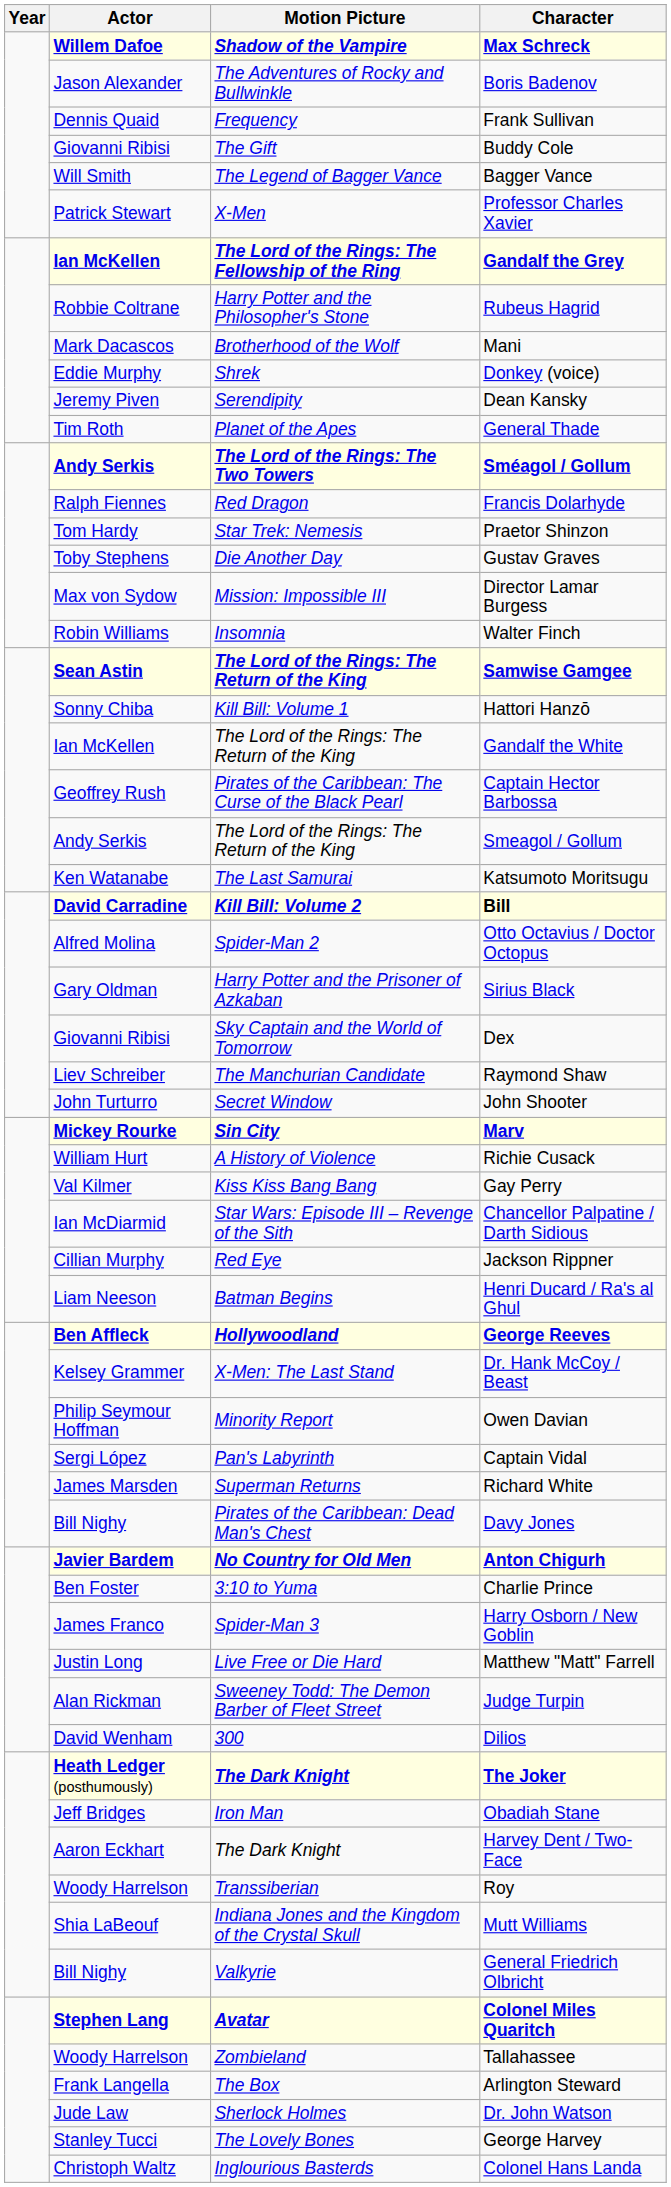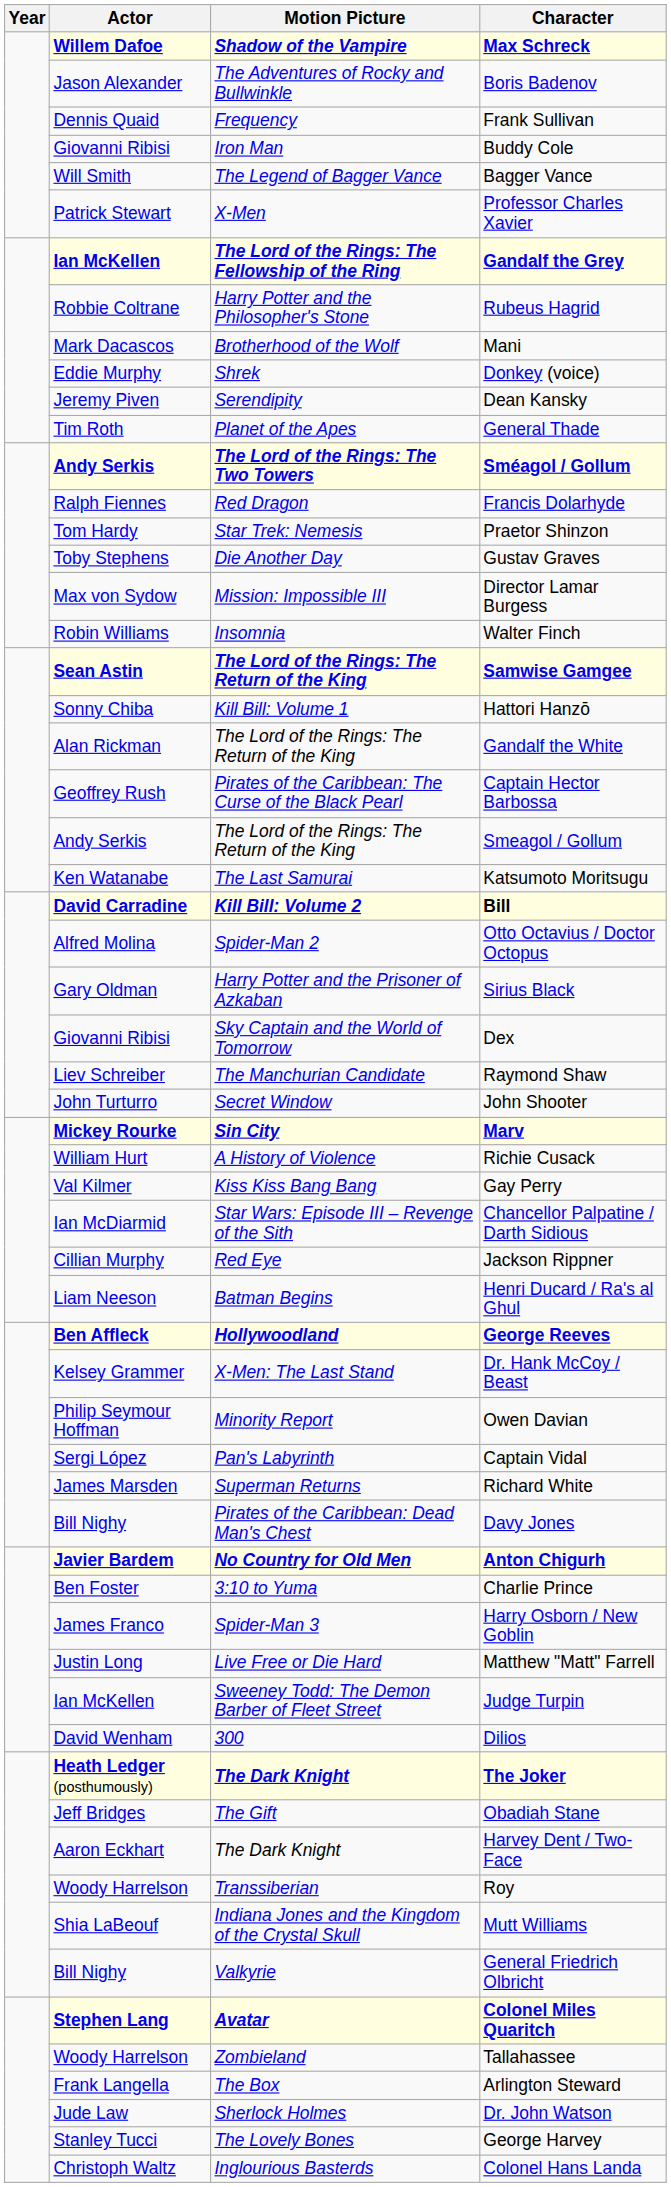(245, 148) The Gift -> (249, 148) Iron Man
(104, 746) Ian McKellen -> (107, 746) Alan Rickman
(107, 1700) Alan Rickman -> (104, 1700) Ian McKellen
(249, 1813) Iron Man -> (245, 1813) The Gift
